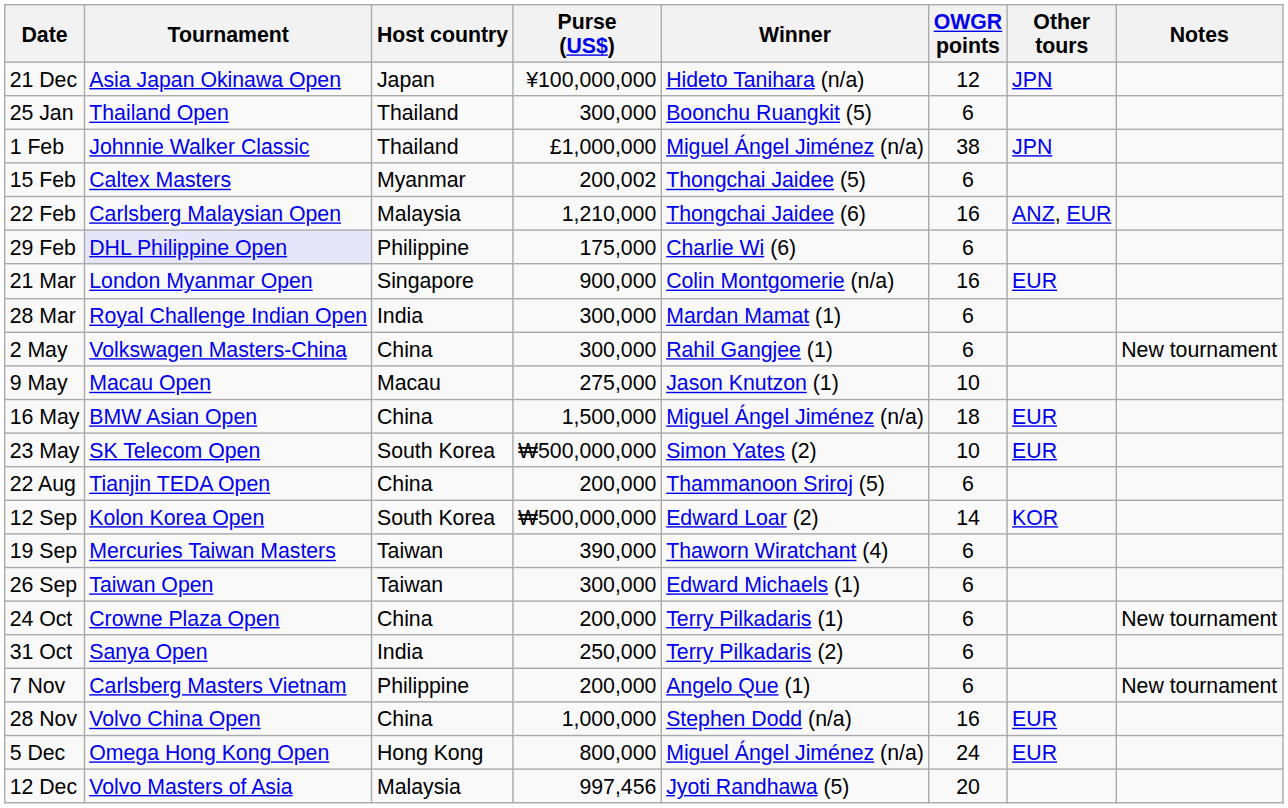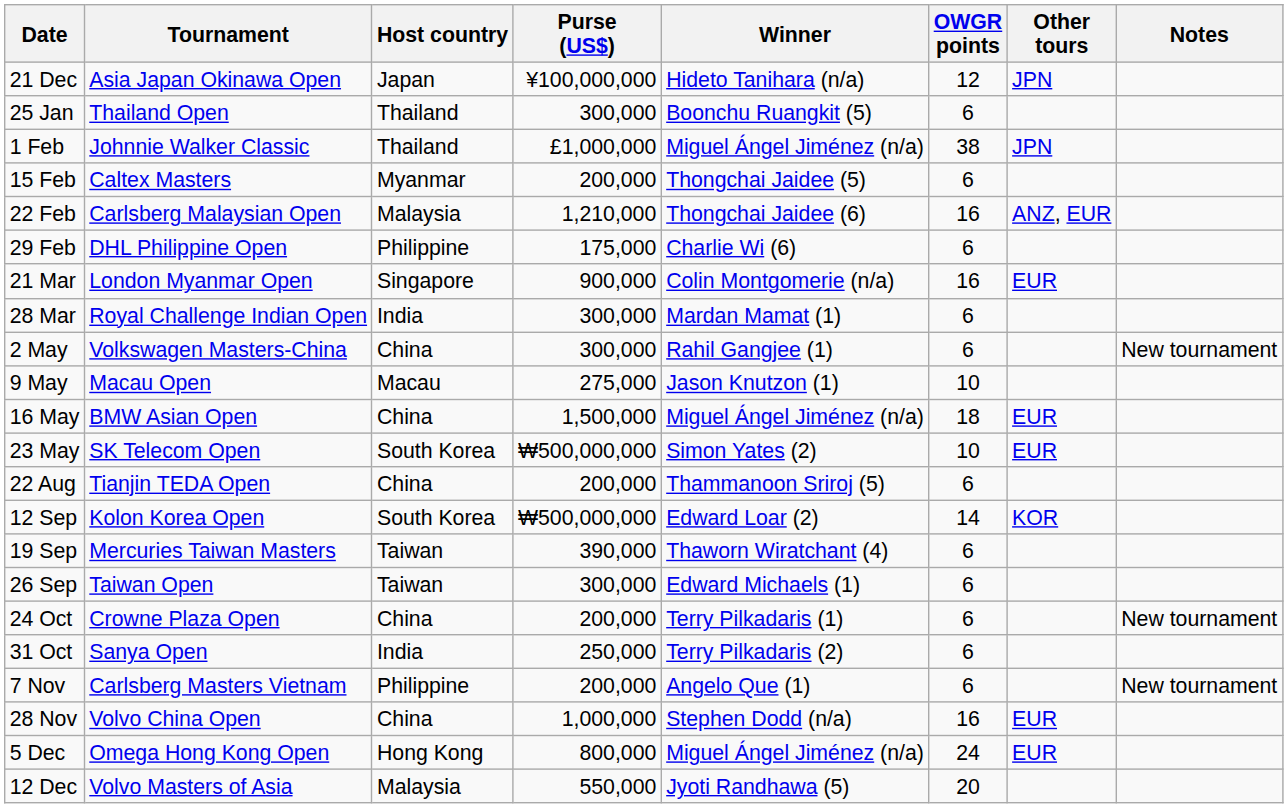(618, 180) 200,002 -> (618, 180) 200,000
(188, 248) lavender background -> (188, 248) no background
(618, 787) 997,456 -> (618, 787) 550,000
